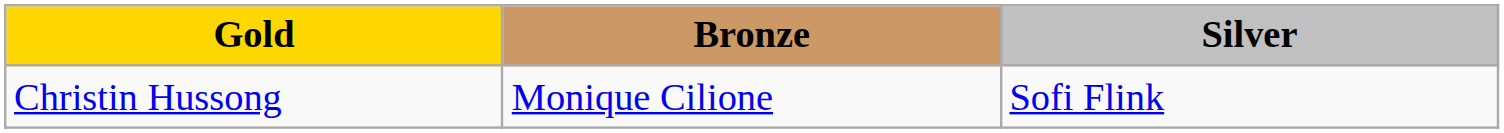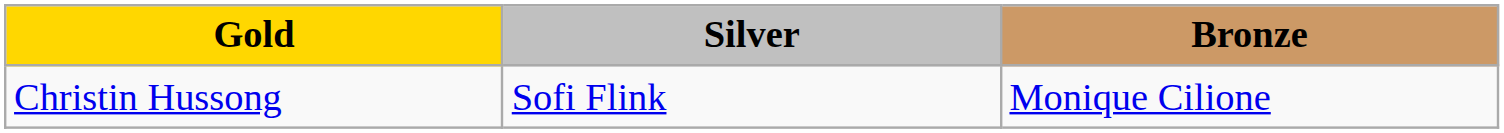columns swapped: (1249, 34) <-> (752, 34)
